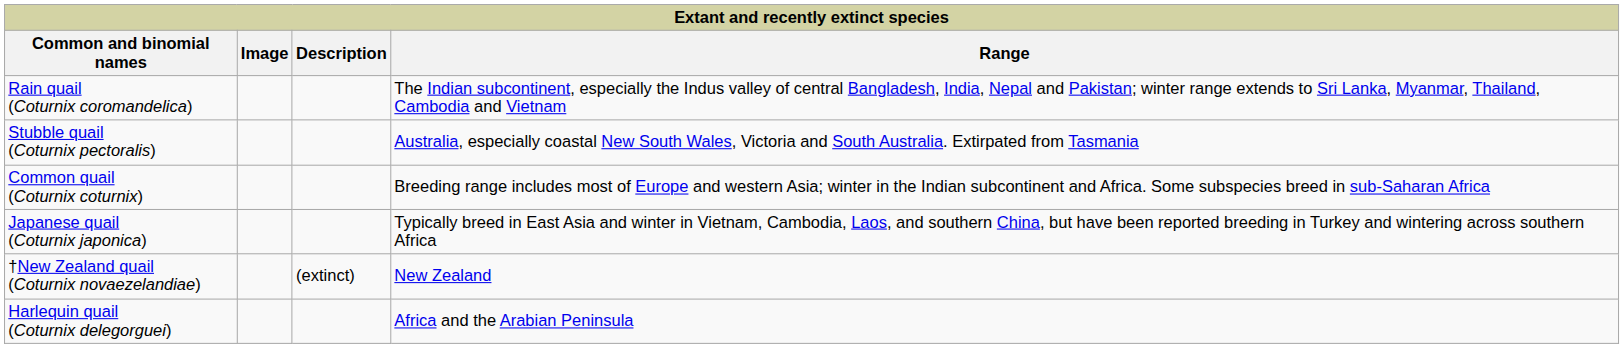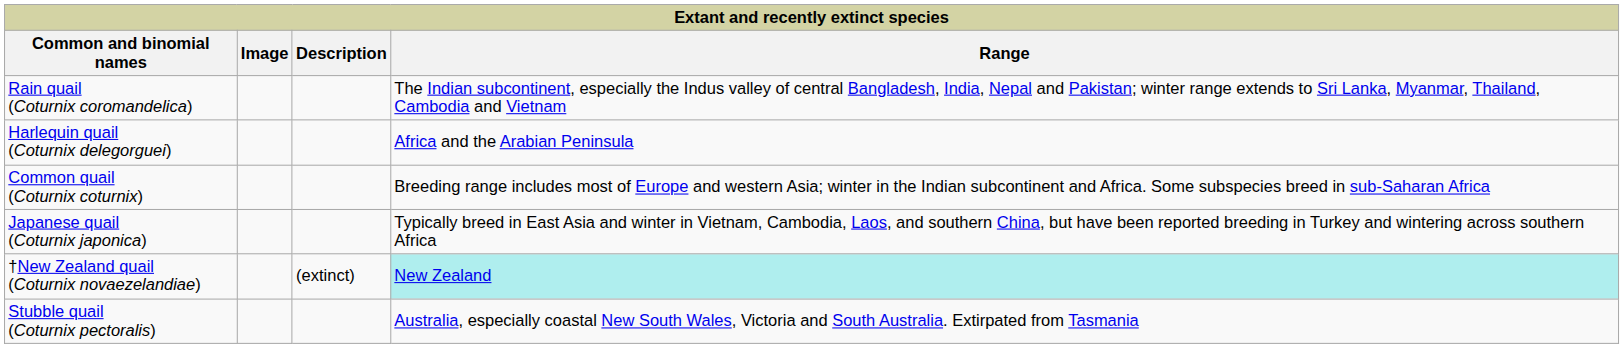rows swapped: (90, 321) <-> (82, 142)
(443, 276) no background -> (443, 276) paleturquoise background
